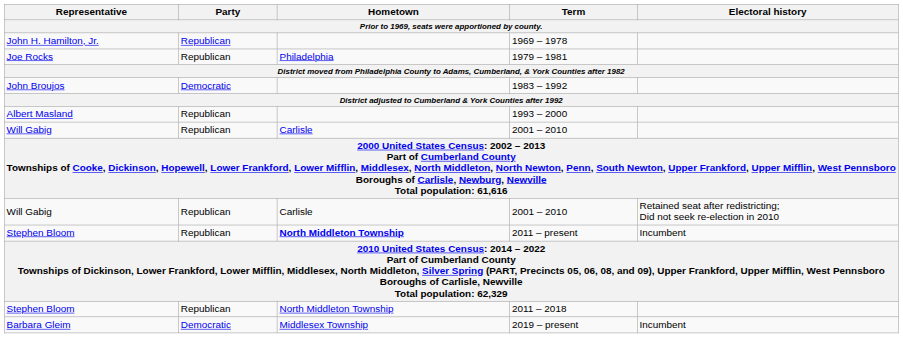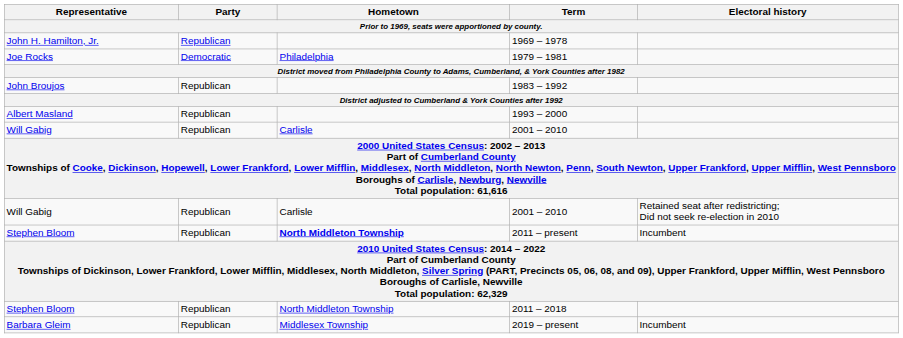(206, 56) Republican -> (206, 56) Democratic
(206, 85) Democratic -> (206, 85) Republican
(206, 325) Democratic -> (206, 325) Republican
